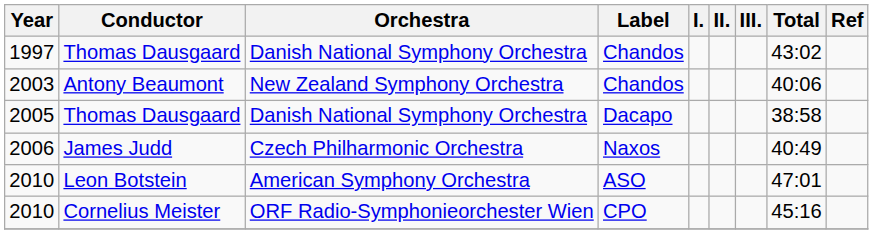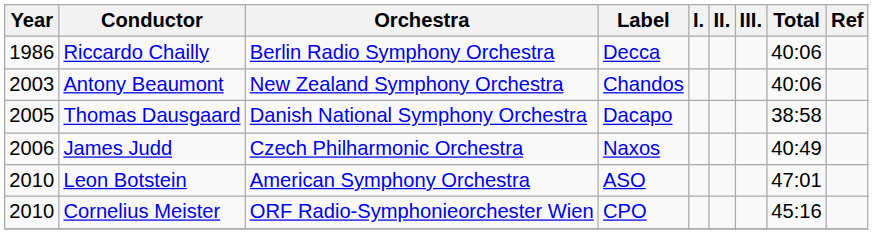+ row: (32, 52)
- row: (32, 52)
